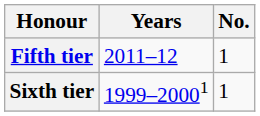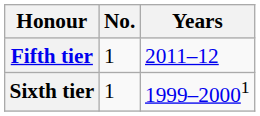columns swapped: (234, 21) <-> (156, 21)
